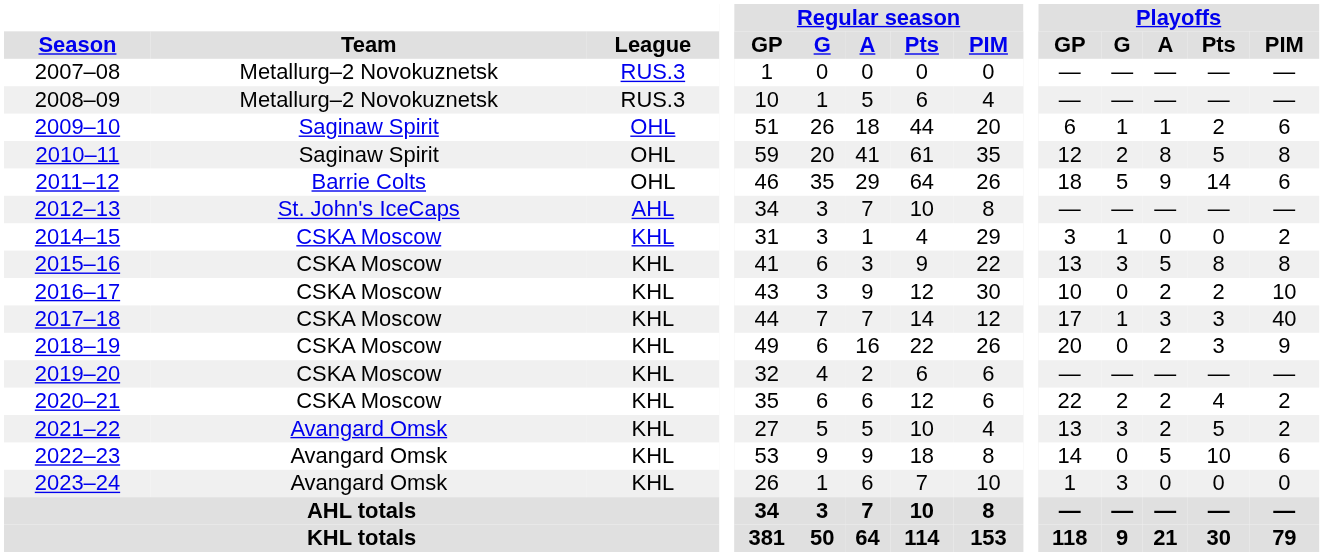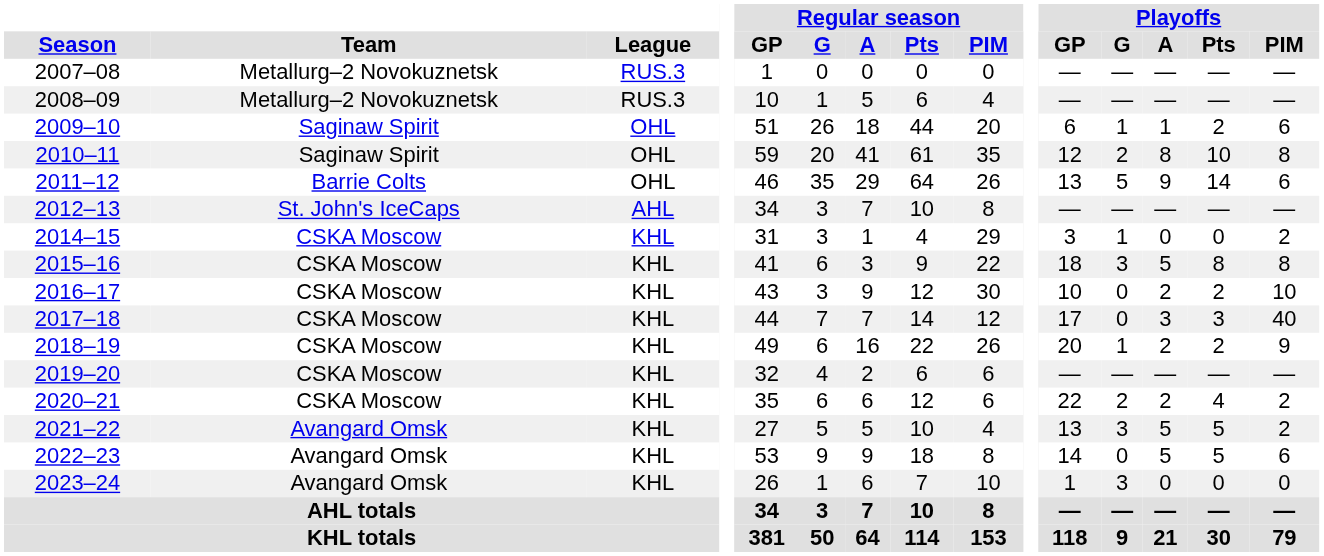(1219, 154) 5 -> (1219, 154) 10
(1070, 181) 18 -> (1070, 181) 13
(1070, 264) 13 -> (1070, 264) 18
(1122, 318) 1 -> (1122, 318) 0
(1122, 346) 0 -> (1122, 346) 1
(1219, 346) 3 -> (1219, 346) 2
(1165, 428) 2 -> (1165, 428) 5
(1219, 455) 10 -> (1219, 455) 5
